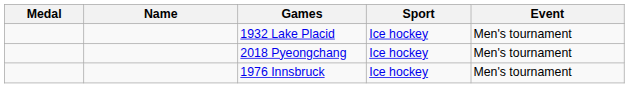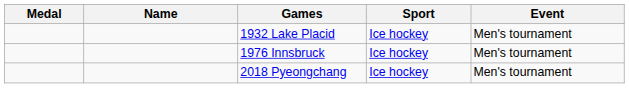rows swapped: (282, 72) <-> (293, 53)
